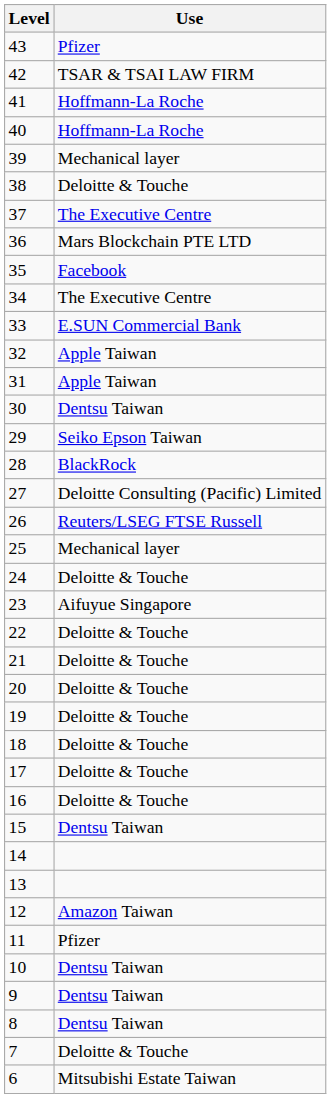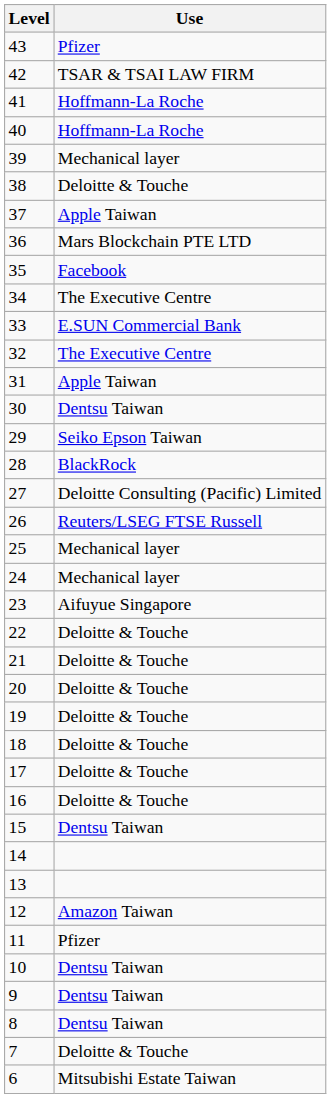(135, 213) The Executive Centre -> (107, 213) Apple Taiwan
(107, 353) Apple Taiwan -> (135, 353) The Executive Centre
(123, 576) Deloitte & Touche -> (119, 576) Mechanical layer
